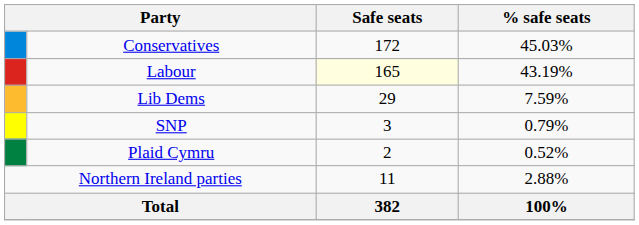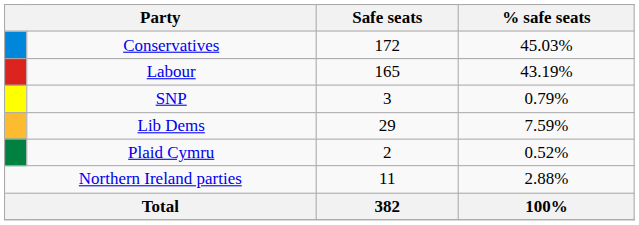(387, 71) lightyellow background -> (387, 71) no background
rows swapped: (171, 98) <-> (171, 125)
